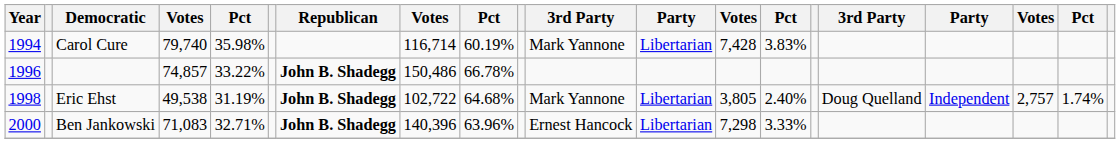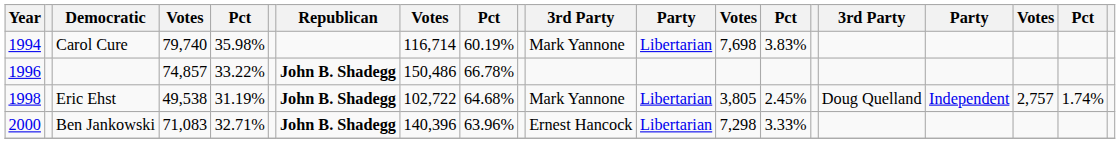(738, 44) 7,428 -> (738, 44) 7,698
(786, 98) 2.40% -> (786, 98) 2.45%
